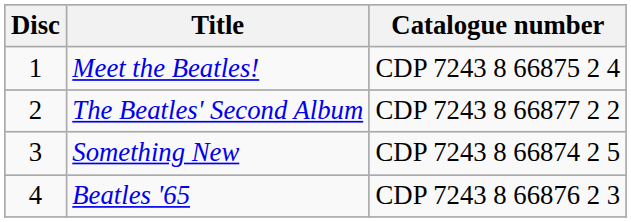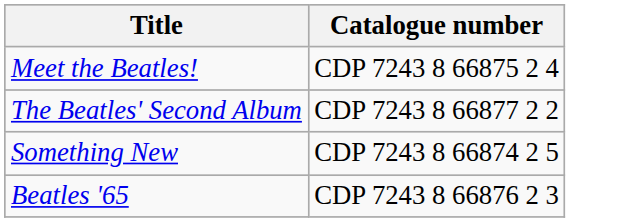- column: (35, 25)
